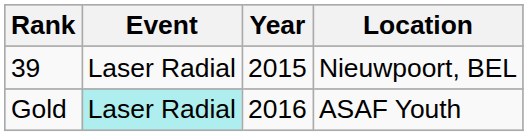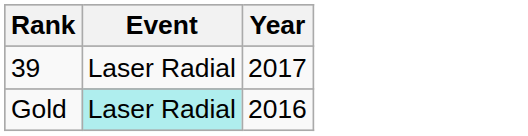- column: (418, 25)
(277, 67) 2015 -> (277, 67) 2017
